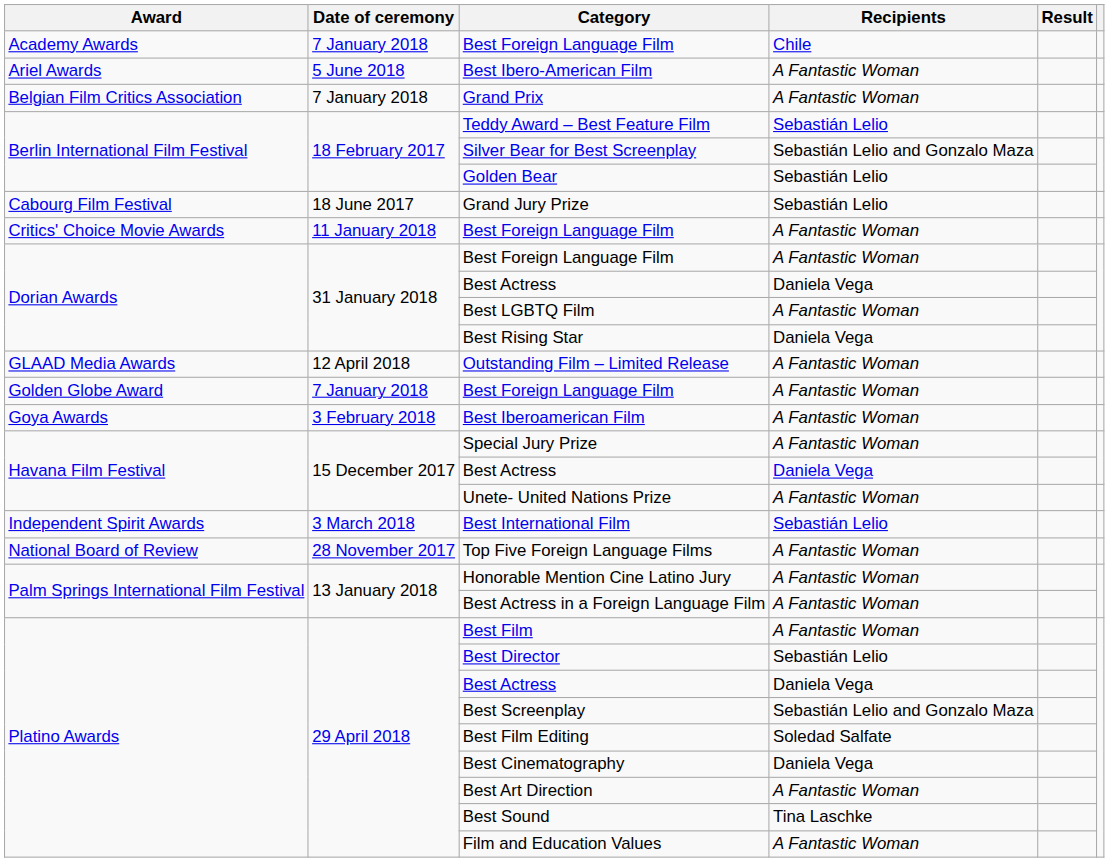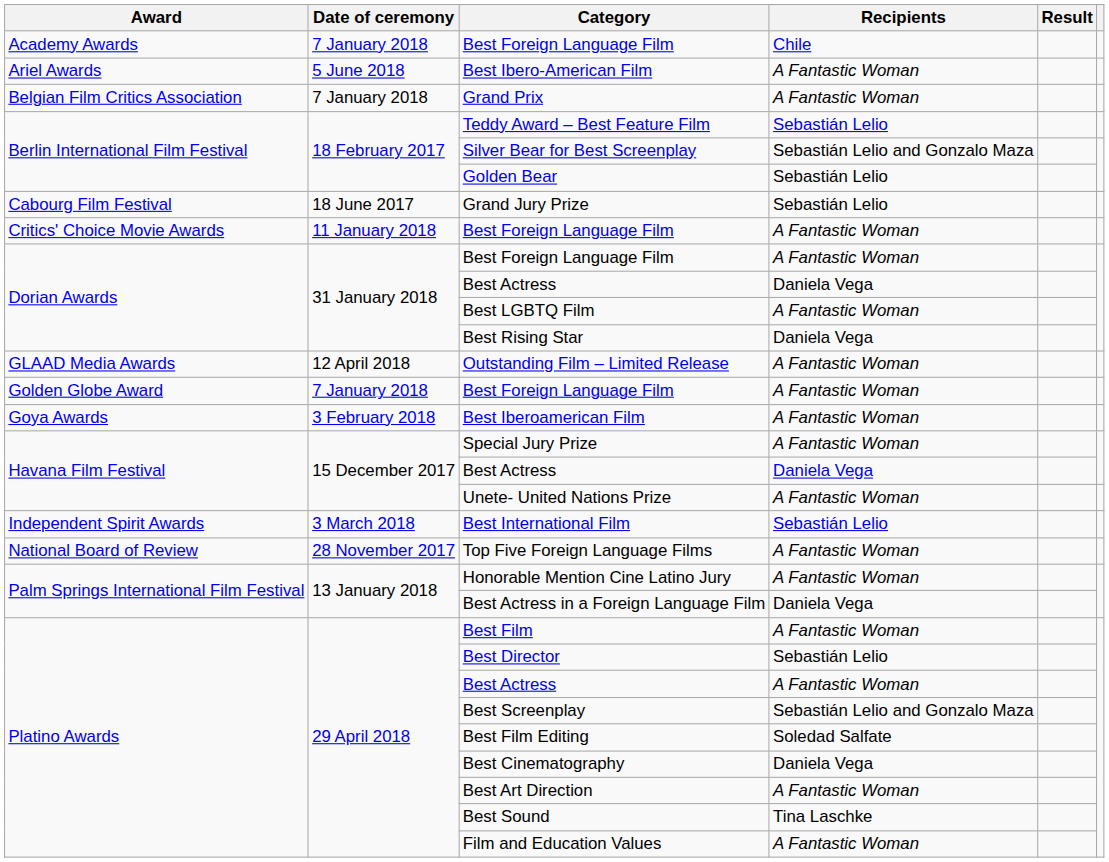(846, 603) A Fantastic Woman -> (823, 603) Daniela Vega
(823, 683) Daniela Vega -> (846, 683) A Fantastic Woman
